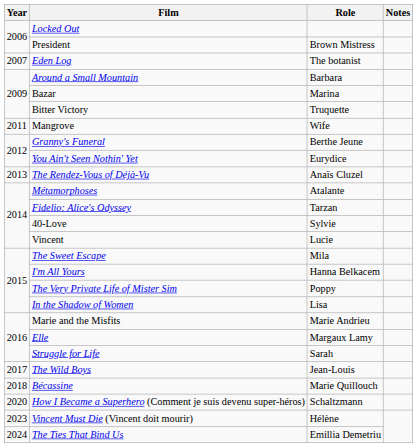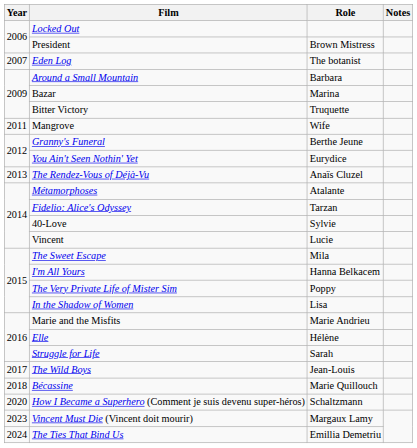(341, 337) Margaux Lamy -> (324, 337) Hélène
(324, 418) Hélène -> (341, 418) Margaux Lamy
